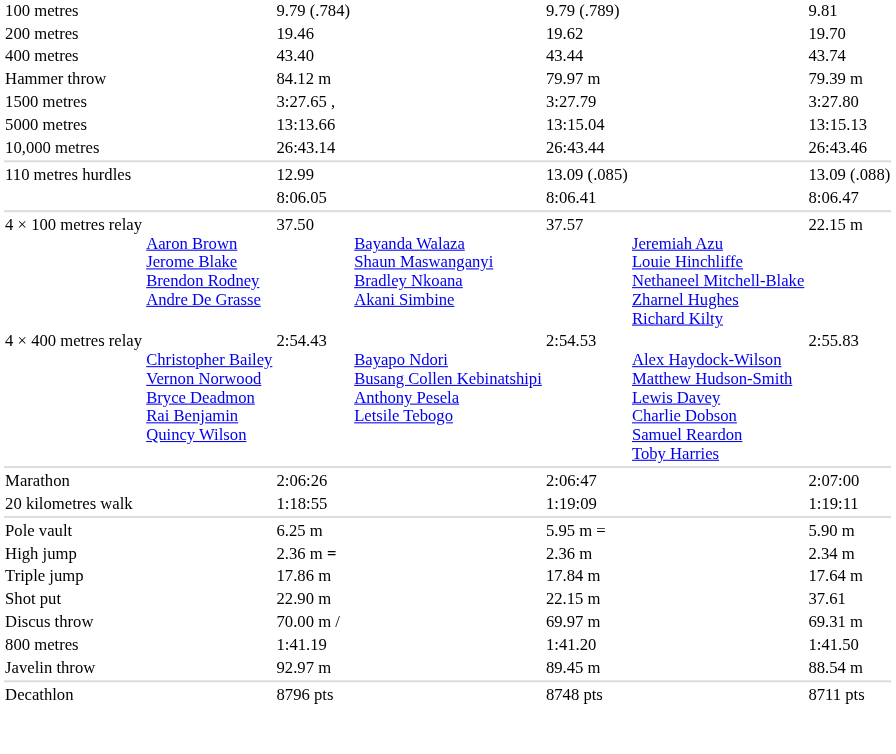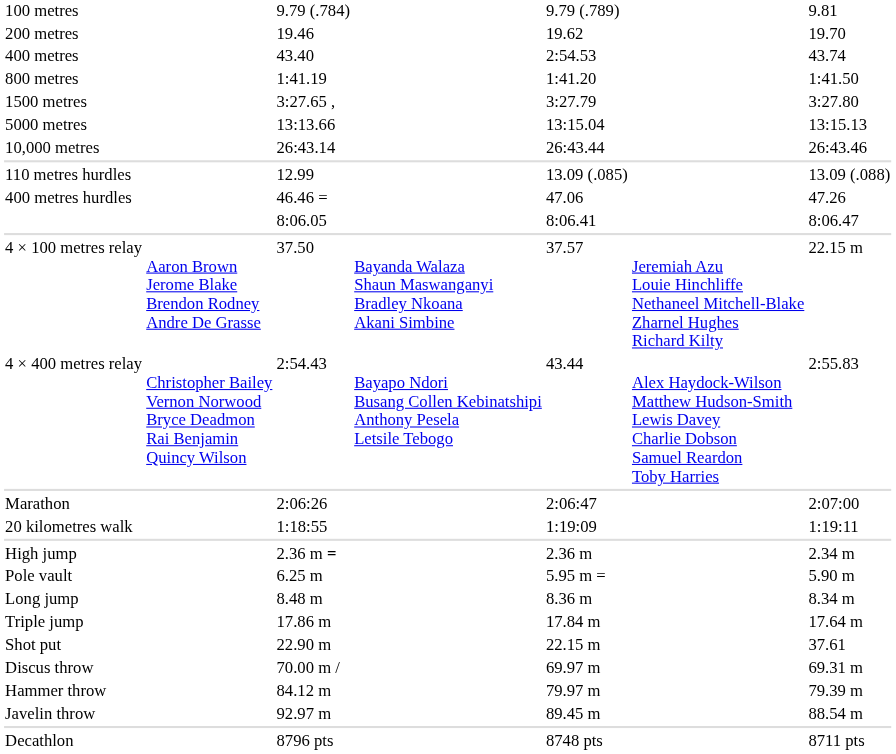(565, 56) 43.44 -> (571, 56) 2:54.53
rows swapped: (42, 644) <-> (56, 79)
+ row: (68, 197)
(571, 341) 2:54.53 -> (565, 364) 43.44
rows swapped: (41, 553) <-> (39, 530)
+ row: (42, 599)
